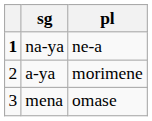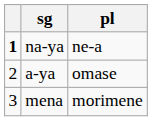(107, 73) morimene -> (94, 73) omase
(94, 101) omase -> (107, 101) morimene
